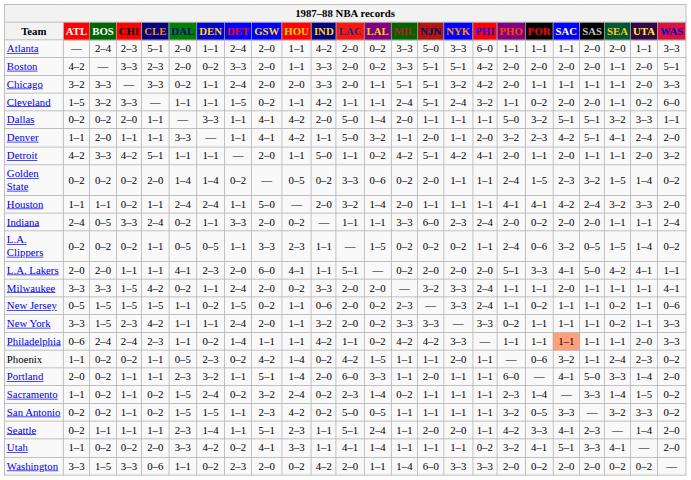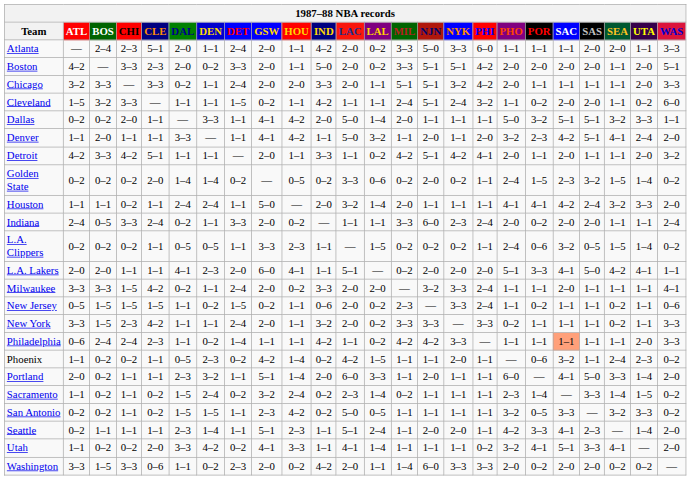(324, 66) 3–3 -> (324, 66) 5–0
(324, 155) 5–0 -> (324, 155) 3–3
(458, 180) 1–1 -> (458, 180) 0–2
